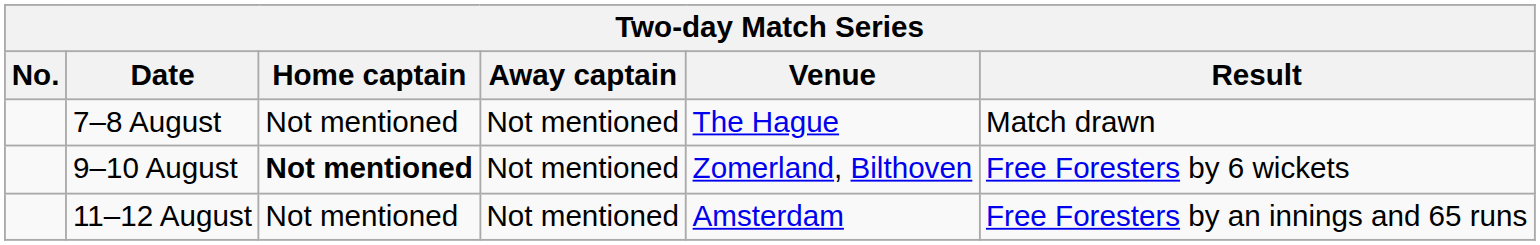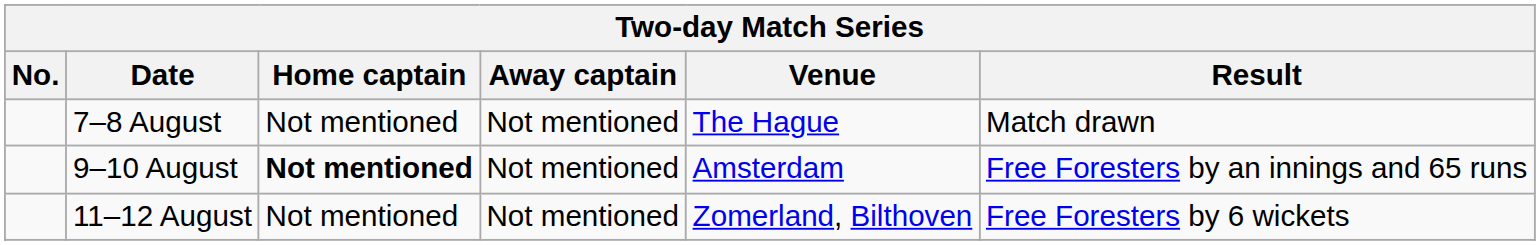(832, 168) Zomerland, Bilthoven -> (768, 168) Amsterdam
(1168, 168) Free Foresters by 6 wickets -> (1257, 168) Free Foresters by an innings and 65 runs
(768, 215) Amsterdam -> (832, 215) Zomerland, Bilthoven
(1257, 215) Free Foresters by an innings and 65 runs -> (1168, 215) Free Foresters by 6 wickets
